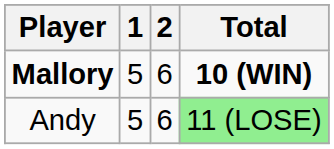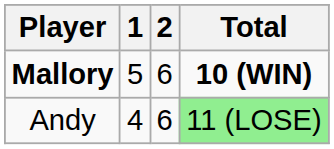(135, 119) 5 -> (135, 119) 4
